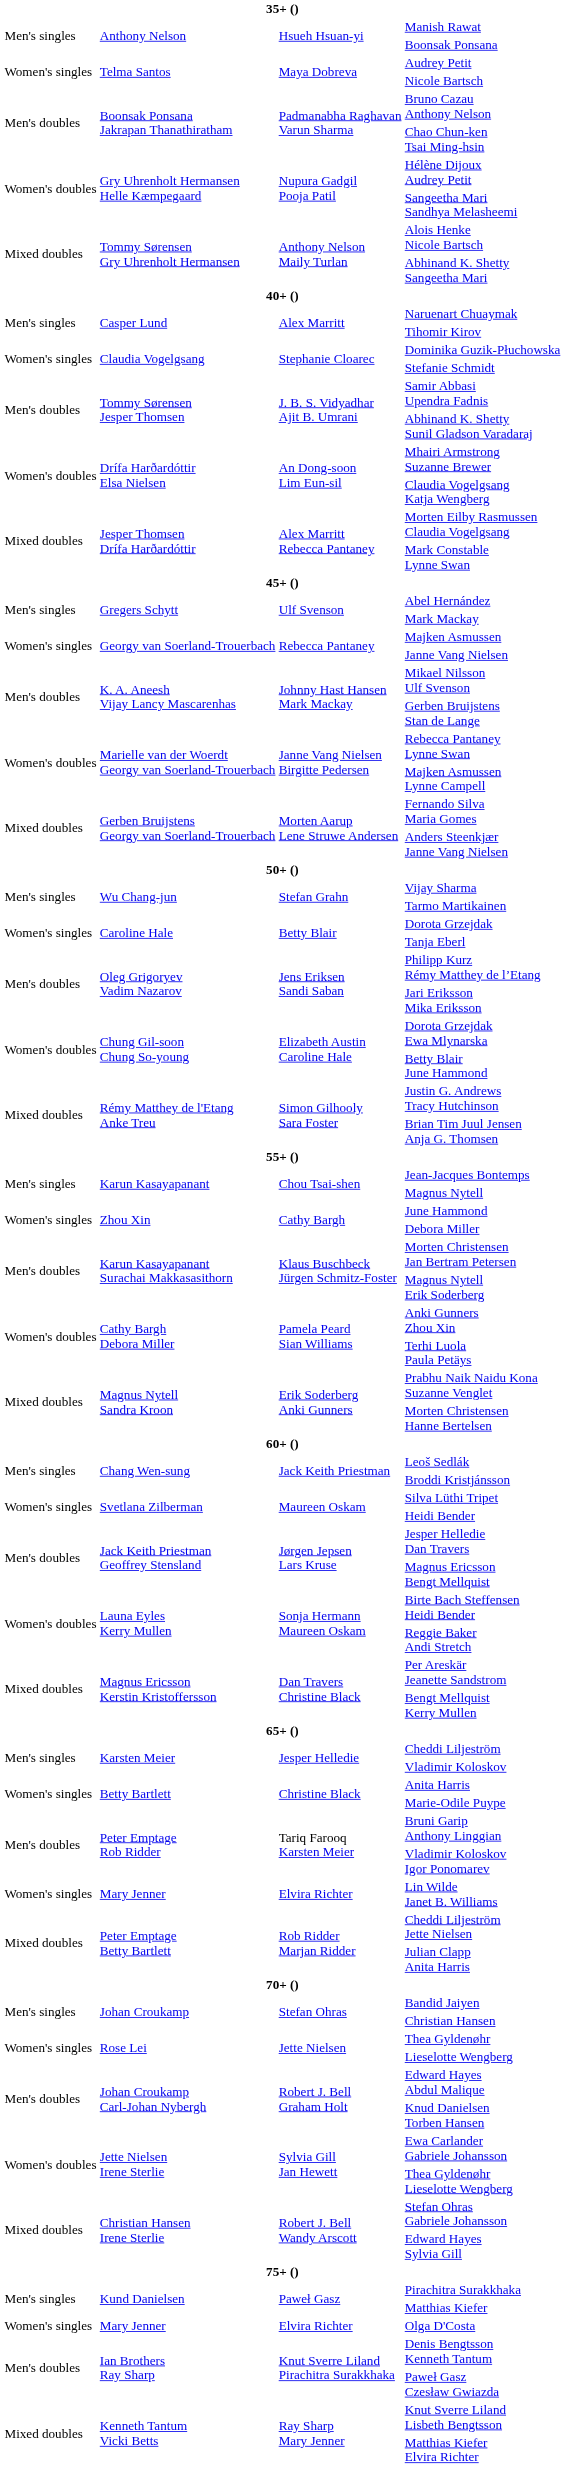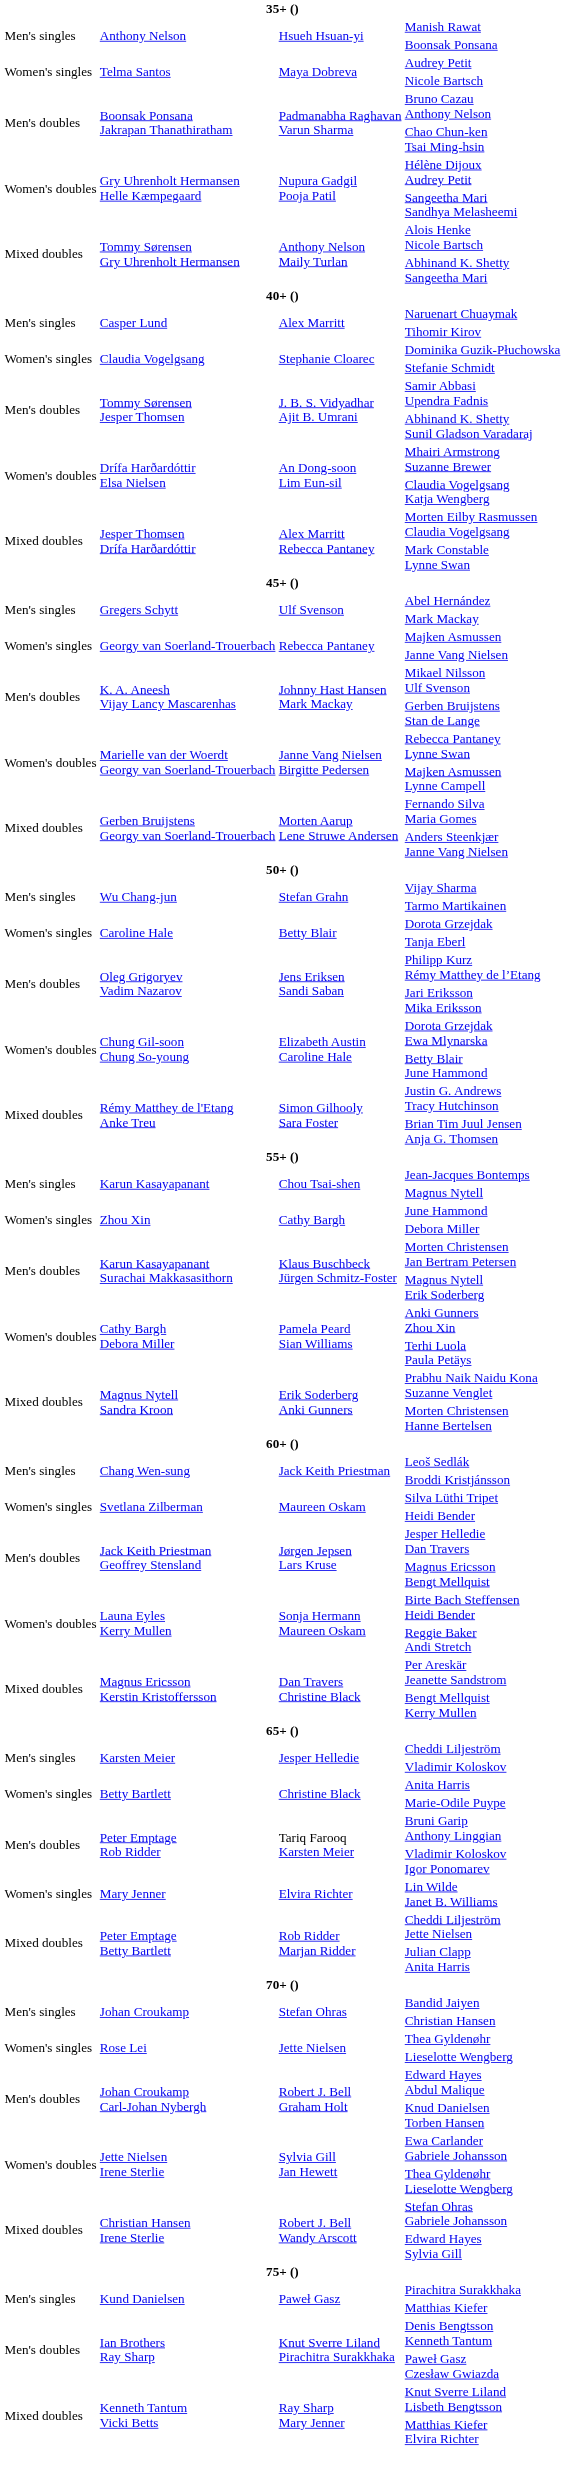- row: (440, 2326)
